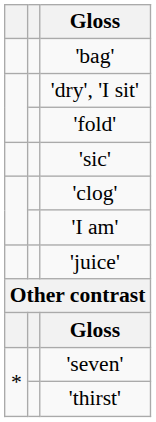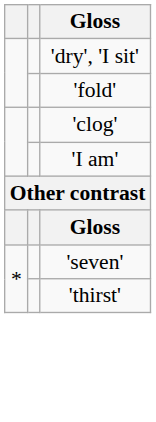- row: (95, 55)
- row: (95, 158)
- row: (95, 261)
